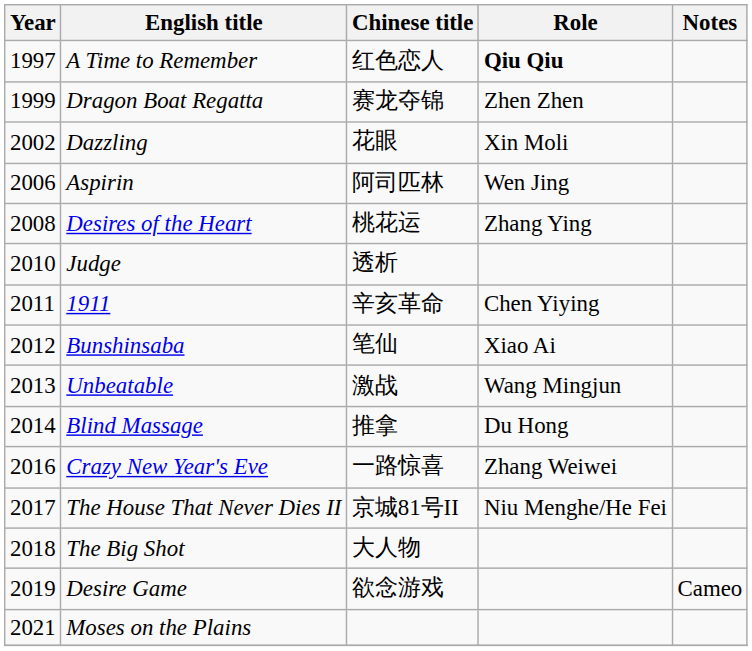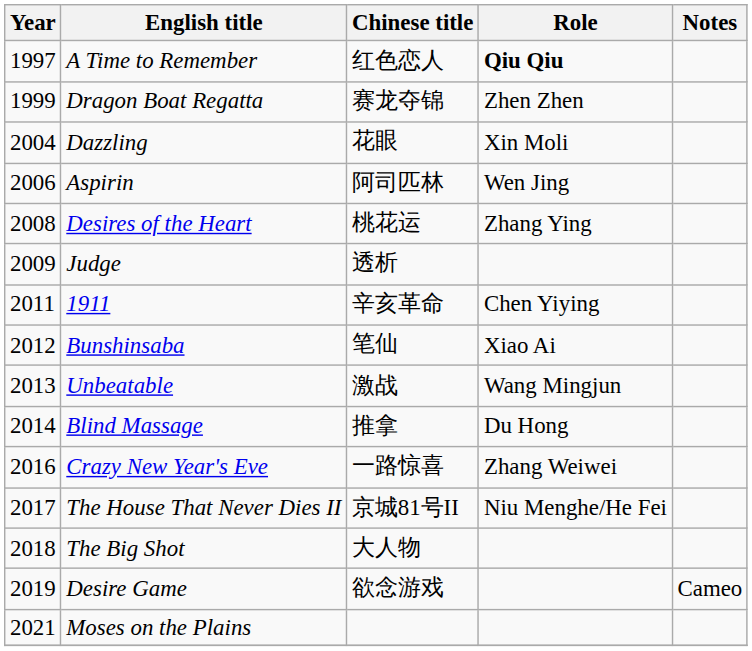(33, 142) 2002 -> (33, 142) 2004
(33, 263) 2010 -> (33, 263) 2009
